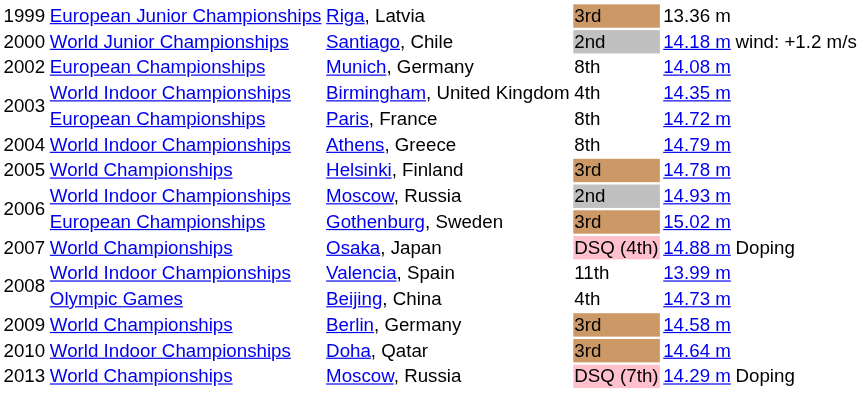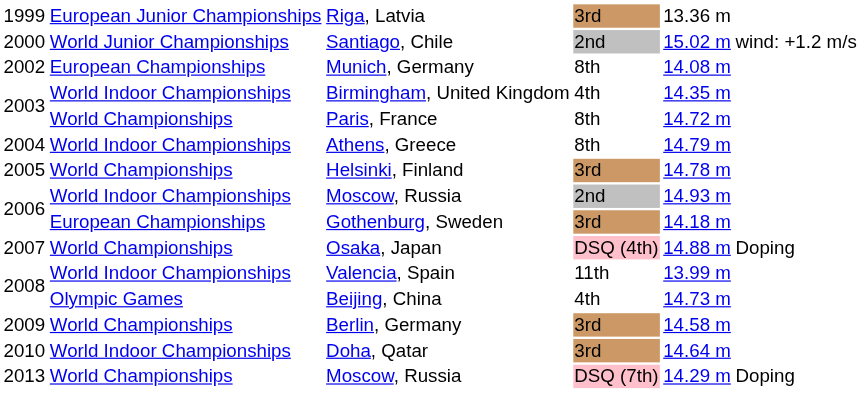(697, 41) 14.18 m -> (697, 41) 15.02 m
(158, 118) European Championships -> (141, 118) World Championships
(697, 221) 15.02 m -> (697, 221) 14.18 m
